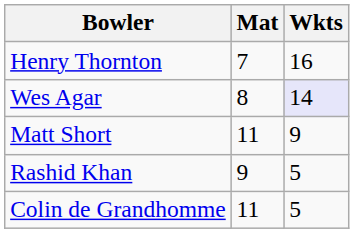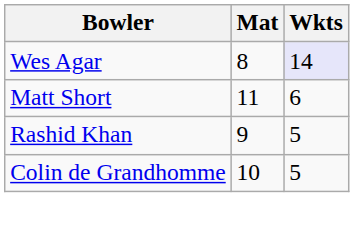- row: (86, 60)
(295, 135) 9 -> (295, 97) 6
(248, 209) 11 -> (248, 172) 10
